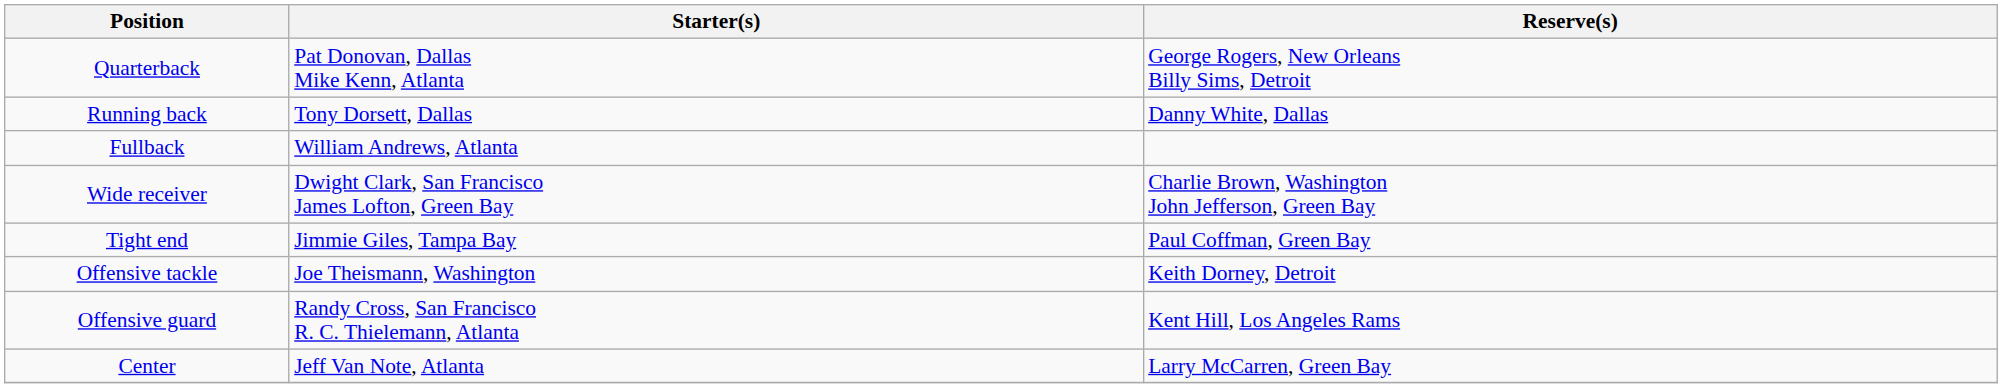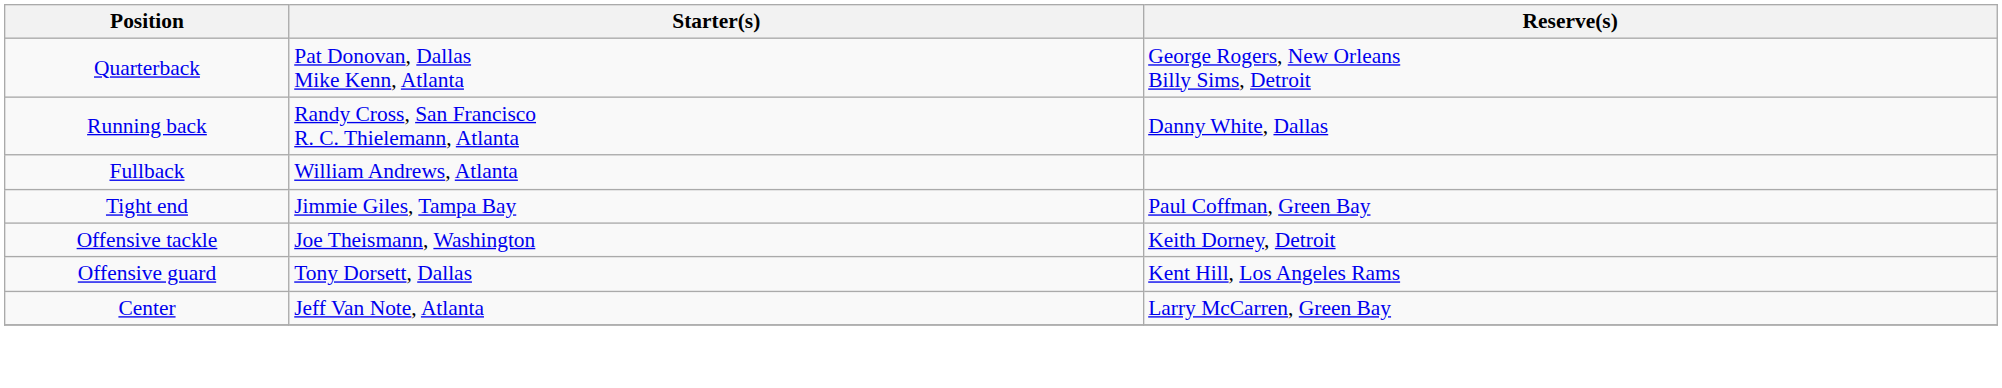(383, 113) Tony Dorsett, Dallas -> (415, 125) Randy Cross, San Francisco R. C. Thielemann, Atlanta
- row: (147, 193)
(415, 319) Randy Cross, San Francisco R. C. Thielemann, Atlanta -> (383, 273) Tony Dorsett, Dallas
